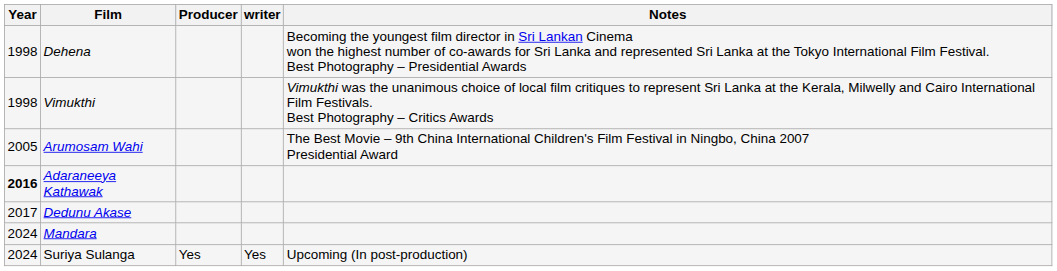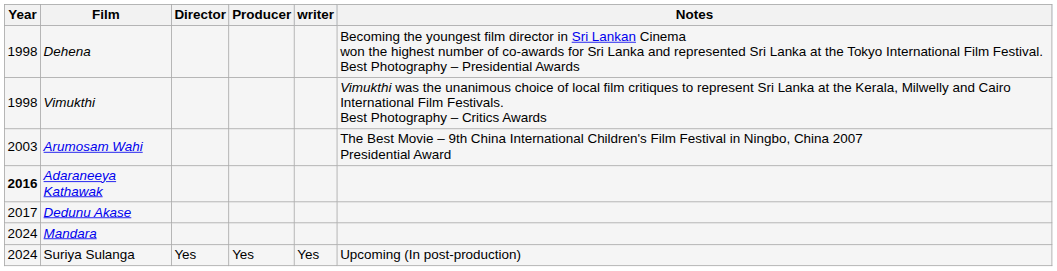+ column: (200, 15)
(22, 147) 2005 -> (22, 147) 2003
